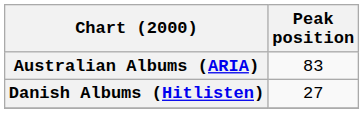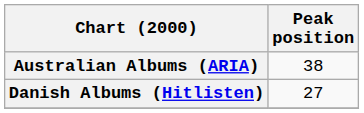(313, 66) 83 -> (313, 66) 38
